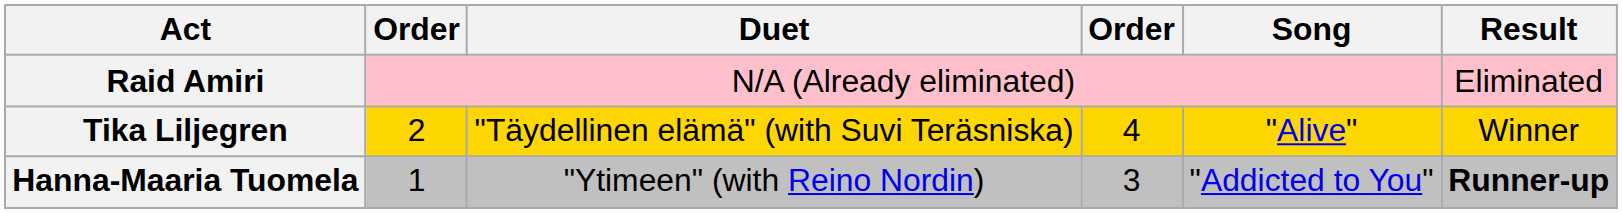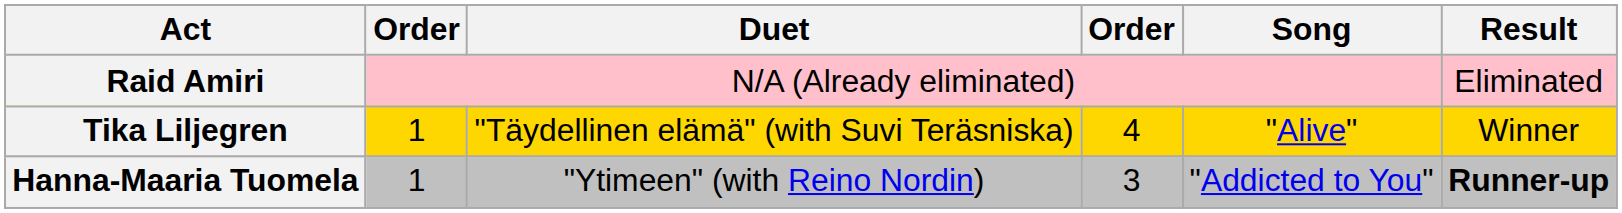(417, 130) 2 -> (417, 130) 1
